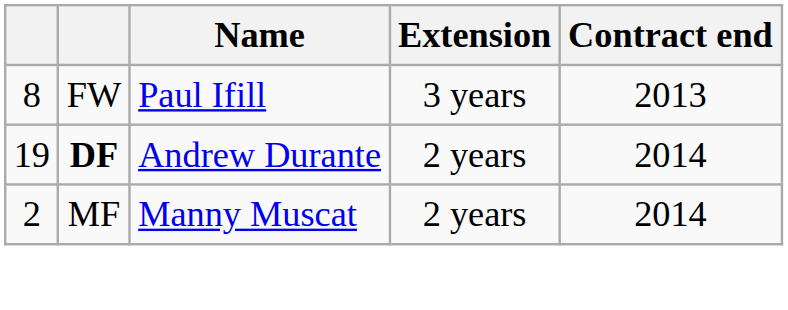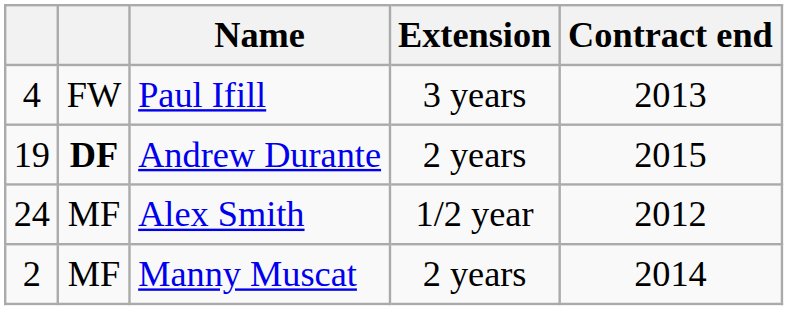(32, 94) 8 -> (32, 94) 4
(670, 154) 2014 -> (670, 154) 2015
+ row: (221, 214)
